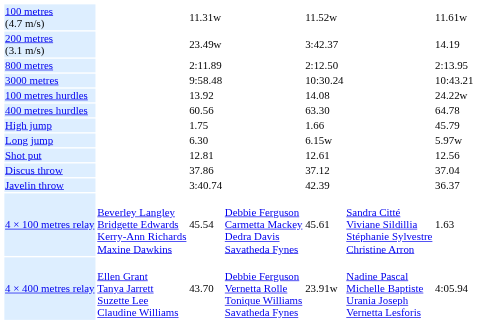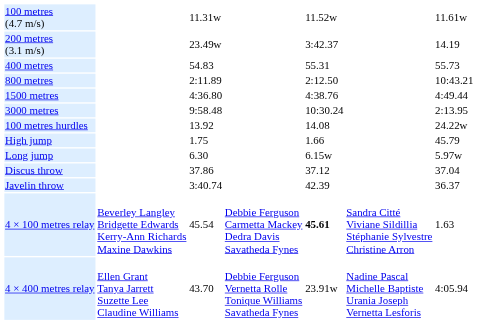+ row: (29, 65)
(452, 65) 2:13.95 -> (454, 80) 10:43.21
+ row: (32, 95)
(454, 80) 10:43.21 -> (452, 110) 2:13.95
- row: (46, 110)
- row: (23, 155)
(317, 224) normal -> (317, 224) bold
